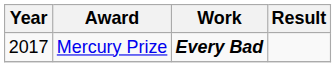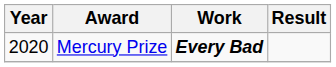(29, 47) 2017 -> (29, 47) 2020
